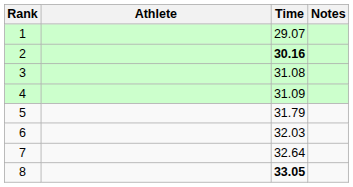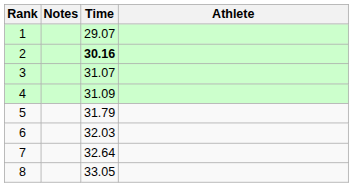columns swapped: (156, 14) <-> (328, 14)
(290, 73) 31.08 -> (100, 73) 31.07
(290, 172) bold -> (100, 172) normal
